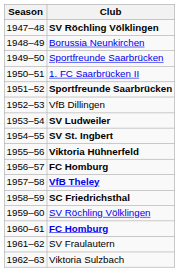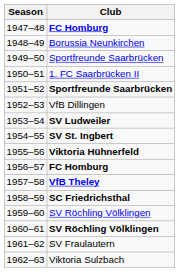(104, 27) SV Röchling Völklingen -> (79, 27) FC Homburg
(79, 228) FC Homburg -> (104, 228) SV Röchling Völklingen
